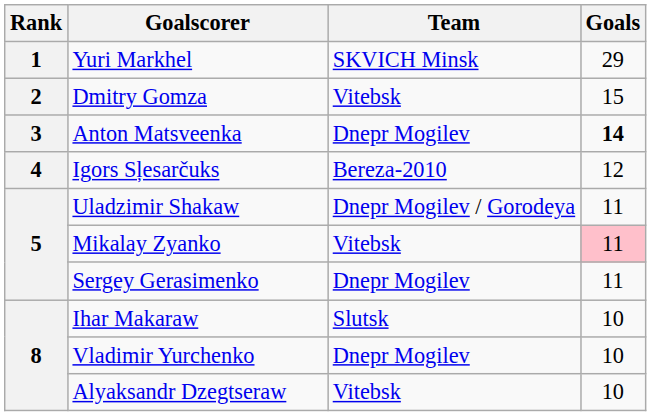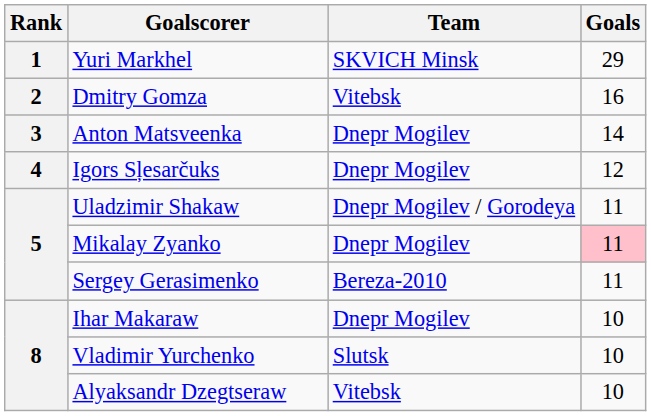(613, 96) 15 -> (613, 96) 16
(613, 133) bold -> (613, 133) normal
(390, 170) Bereza-2010 -> (401, 170) Dnepr Mogilev
(367, 244) Vitebsk -> (401, 244) Dnepr Mogilev
(401, 281) Dnepr Mogilev -> (390, 281) Bereza-2010
(361, 317) Slutsk -> (401, 317) Dnepr Mogilev
(401, 354) Dnepr Mogilev -> (361, 354) Slutsk
